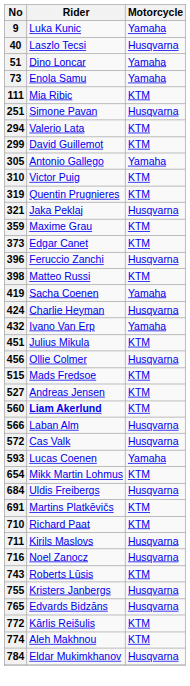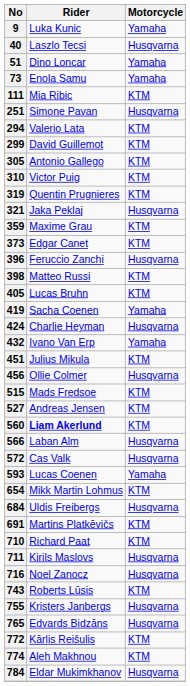(147, 161) Yamaha -> (139, 161) KTM
+ row: (16, 293)
